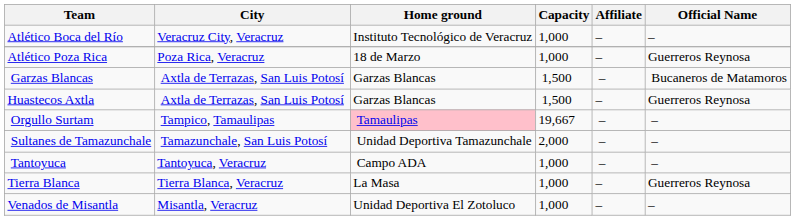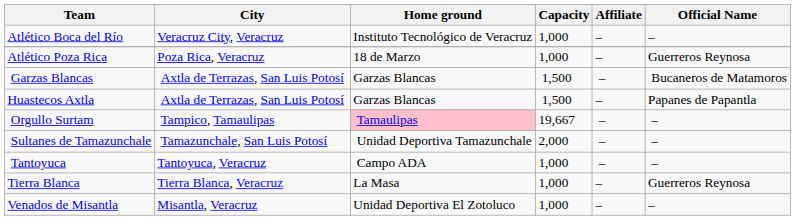(699, 99) Guerreros Reynosa -> (702, 99) Papanes de Papantla
